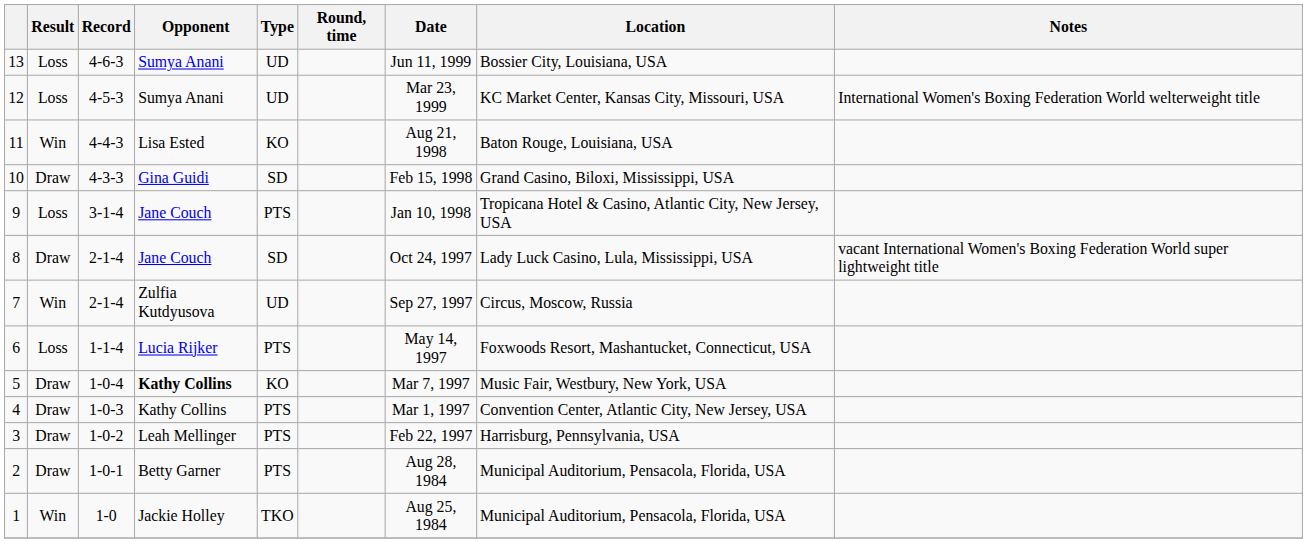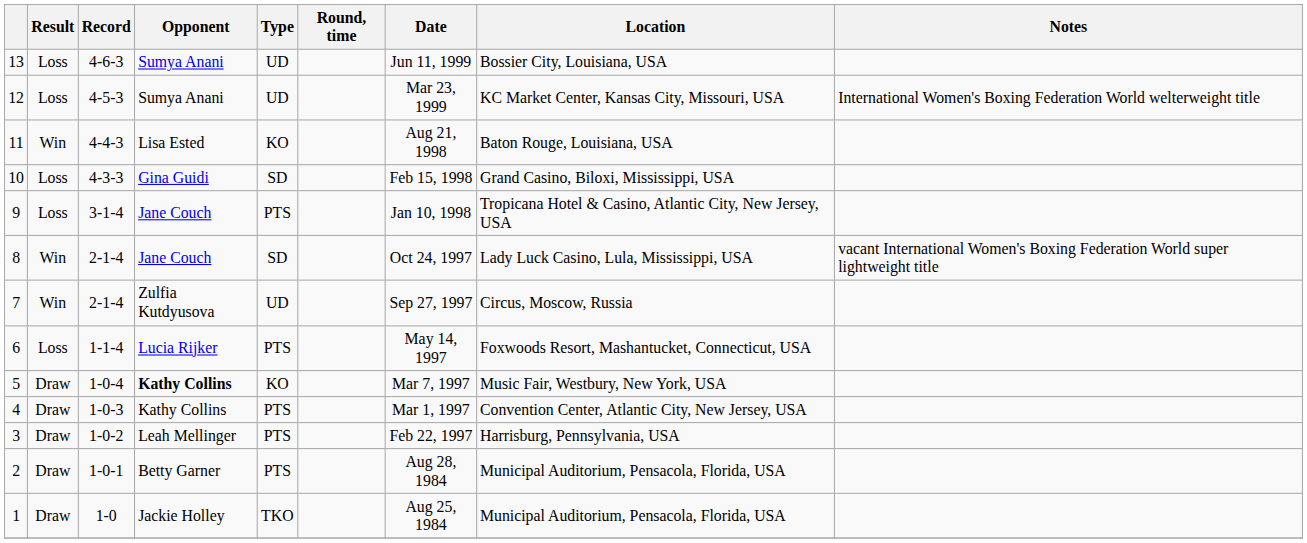(53, 178) Draw -> (53, 178) Loss
(53, 258) Draw -> (53, 258) Win
(53, 515) Win -> (53, 515) Draw
